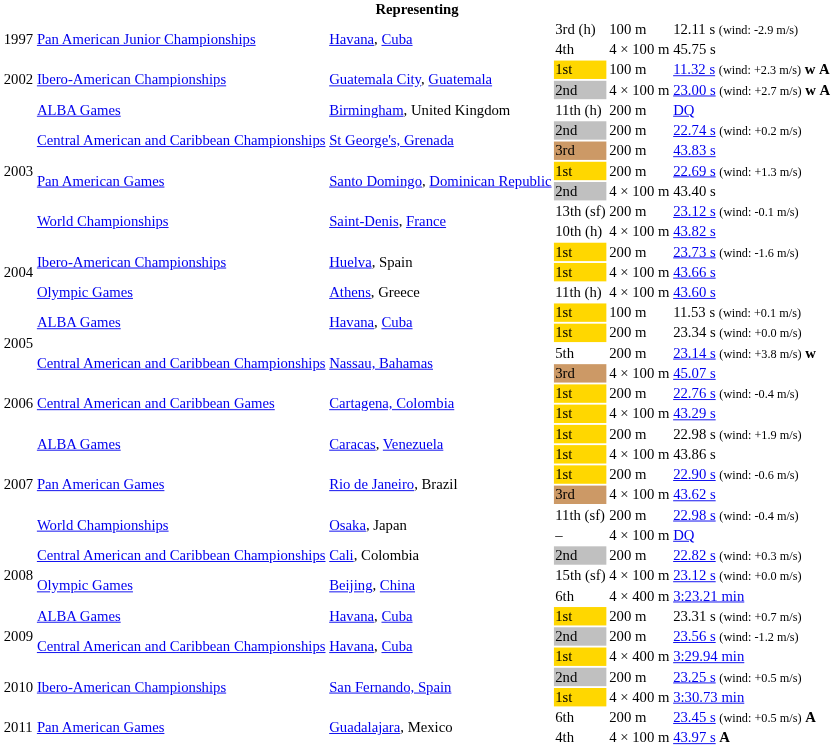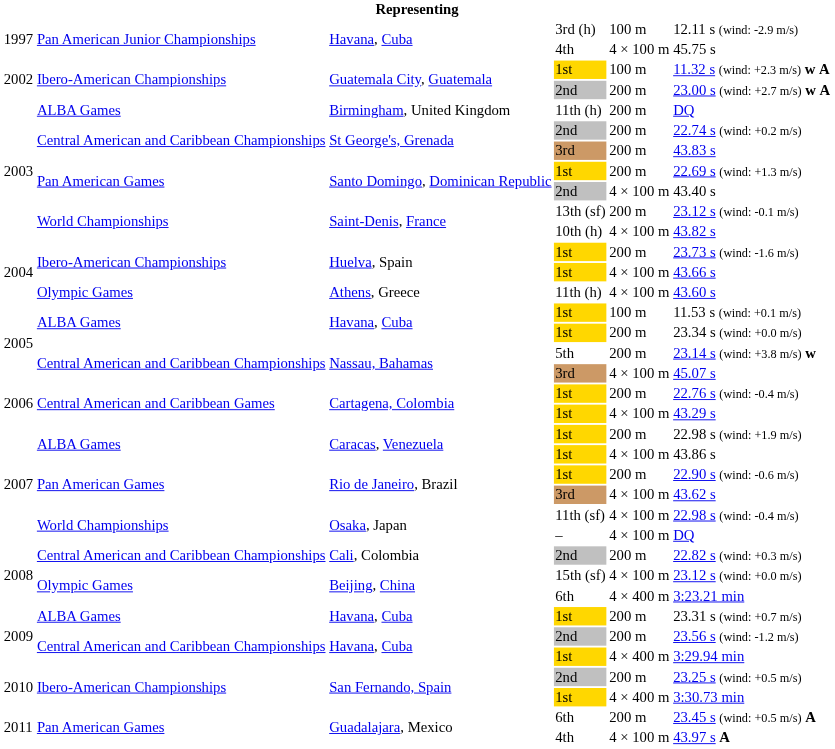(639, 90) 4 × 100 m -> (628, 90) 200 m
(628, 515) 200 m -> (639, 515) 4 × 100 m
